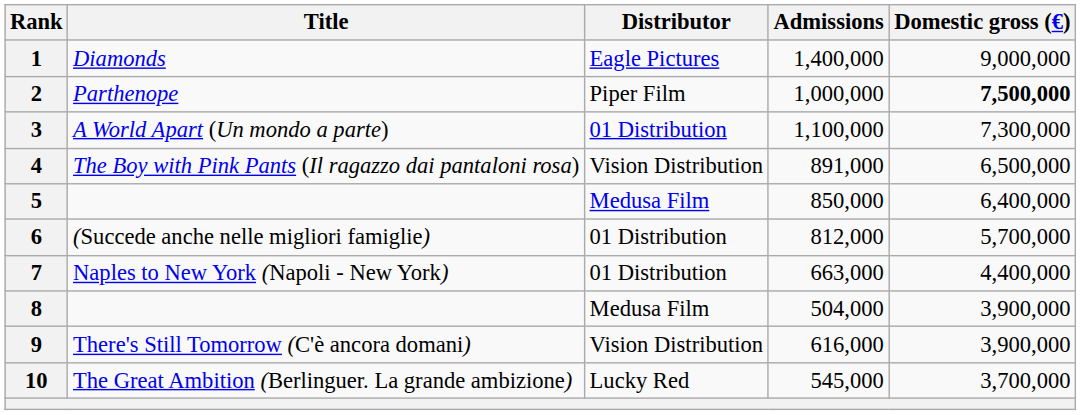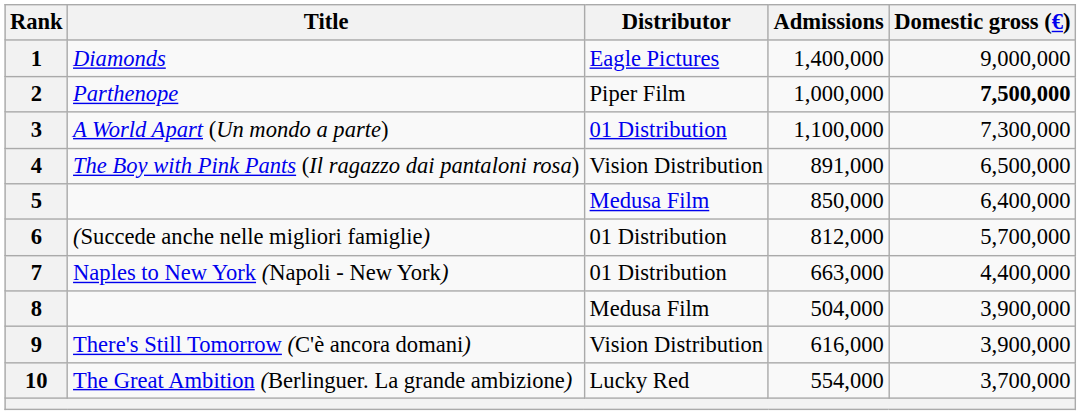(847, 380) 545,000 -> (847, 380) 554,000
